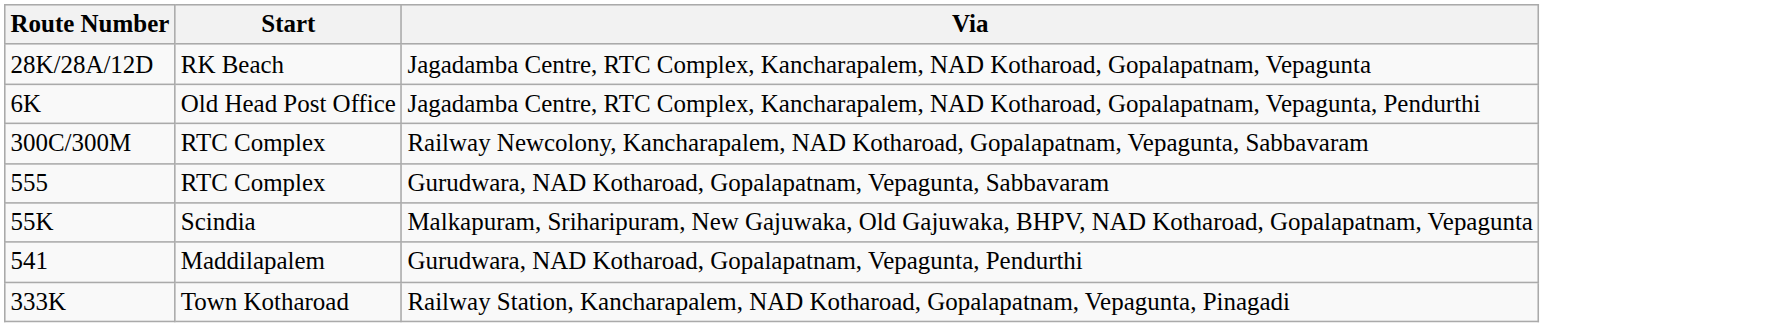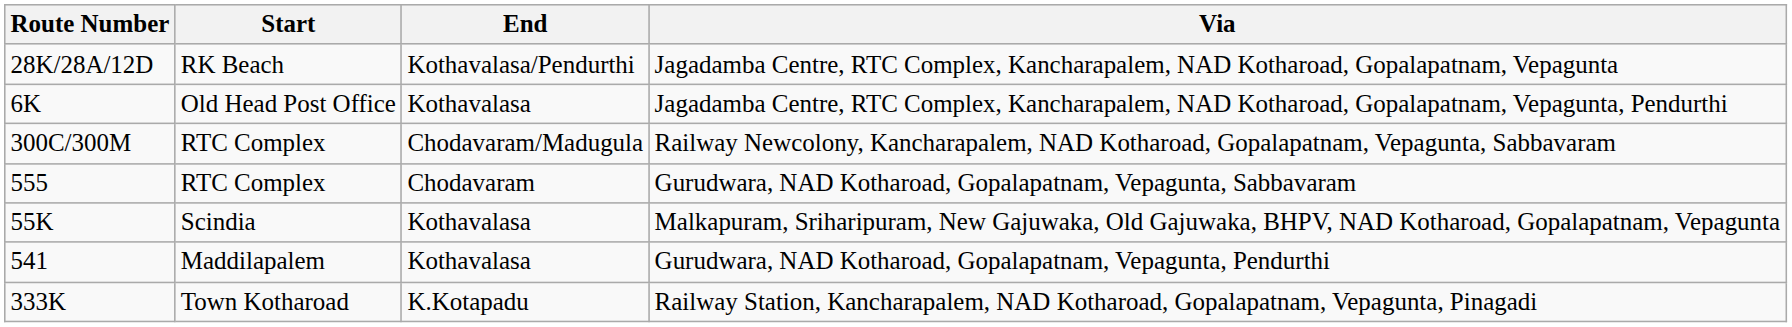+ column: (525, 24)
